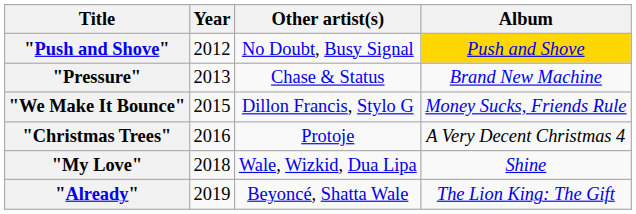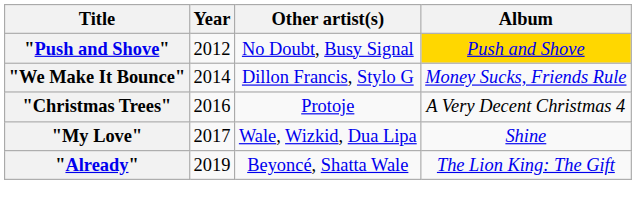- row: (97, 77)
(212, 106) 2015 -> (212, 77) 2014
(212, 164) 2018 -> (212, 135) 2017
